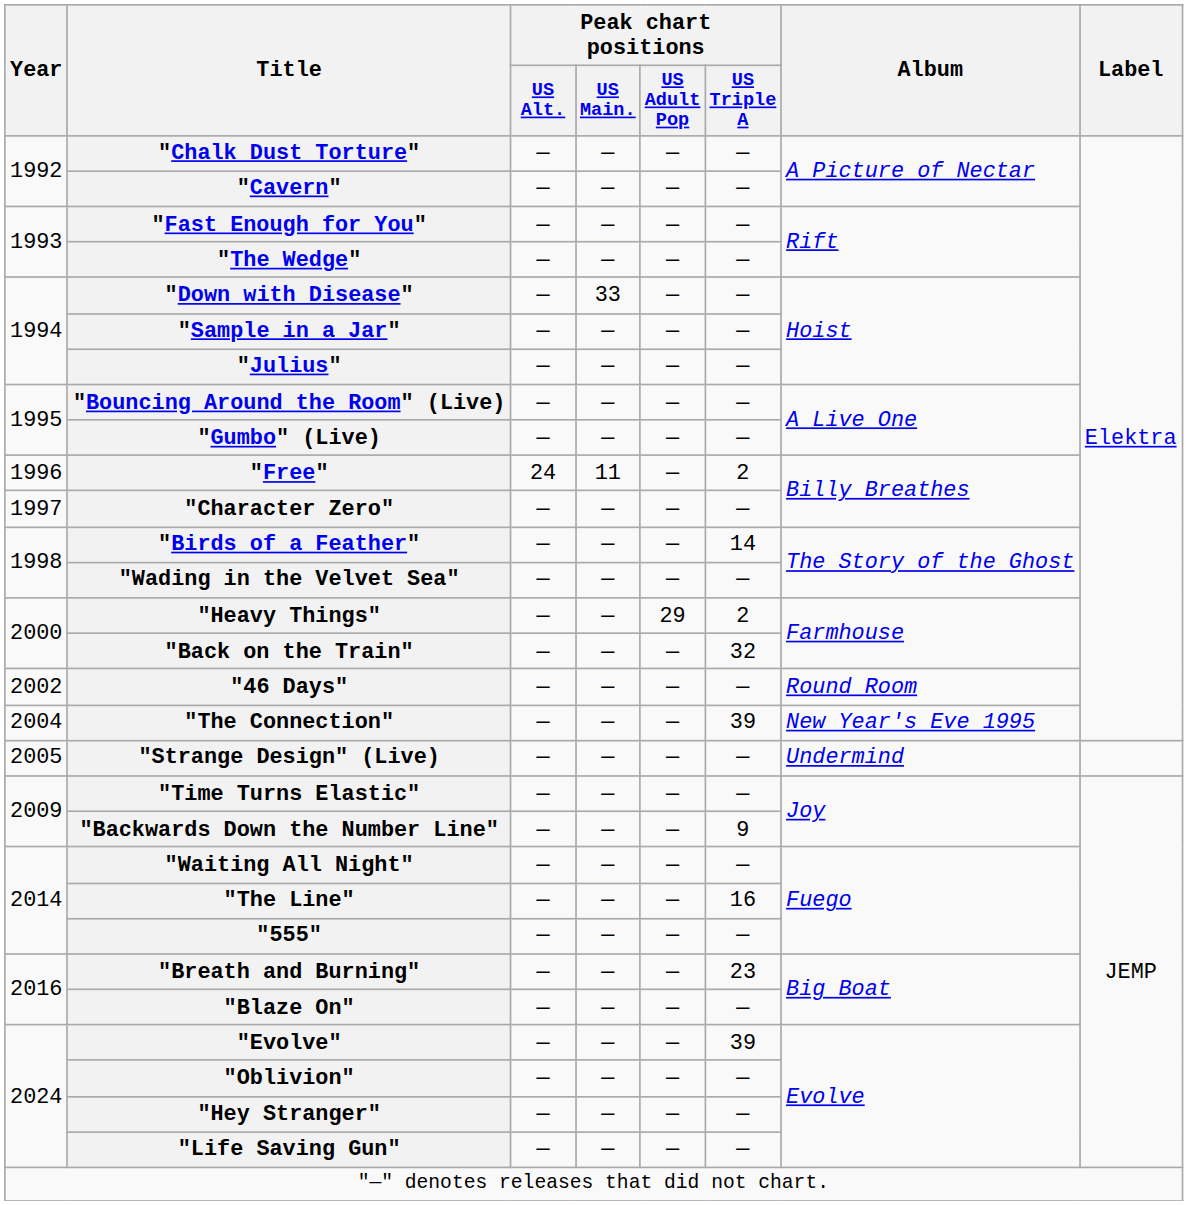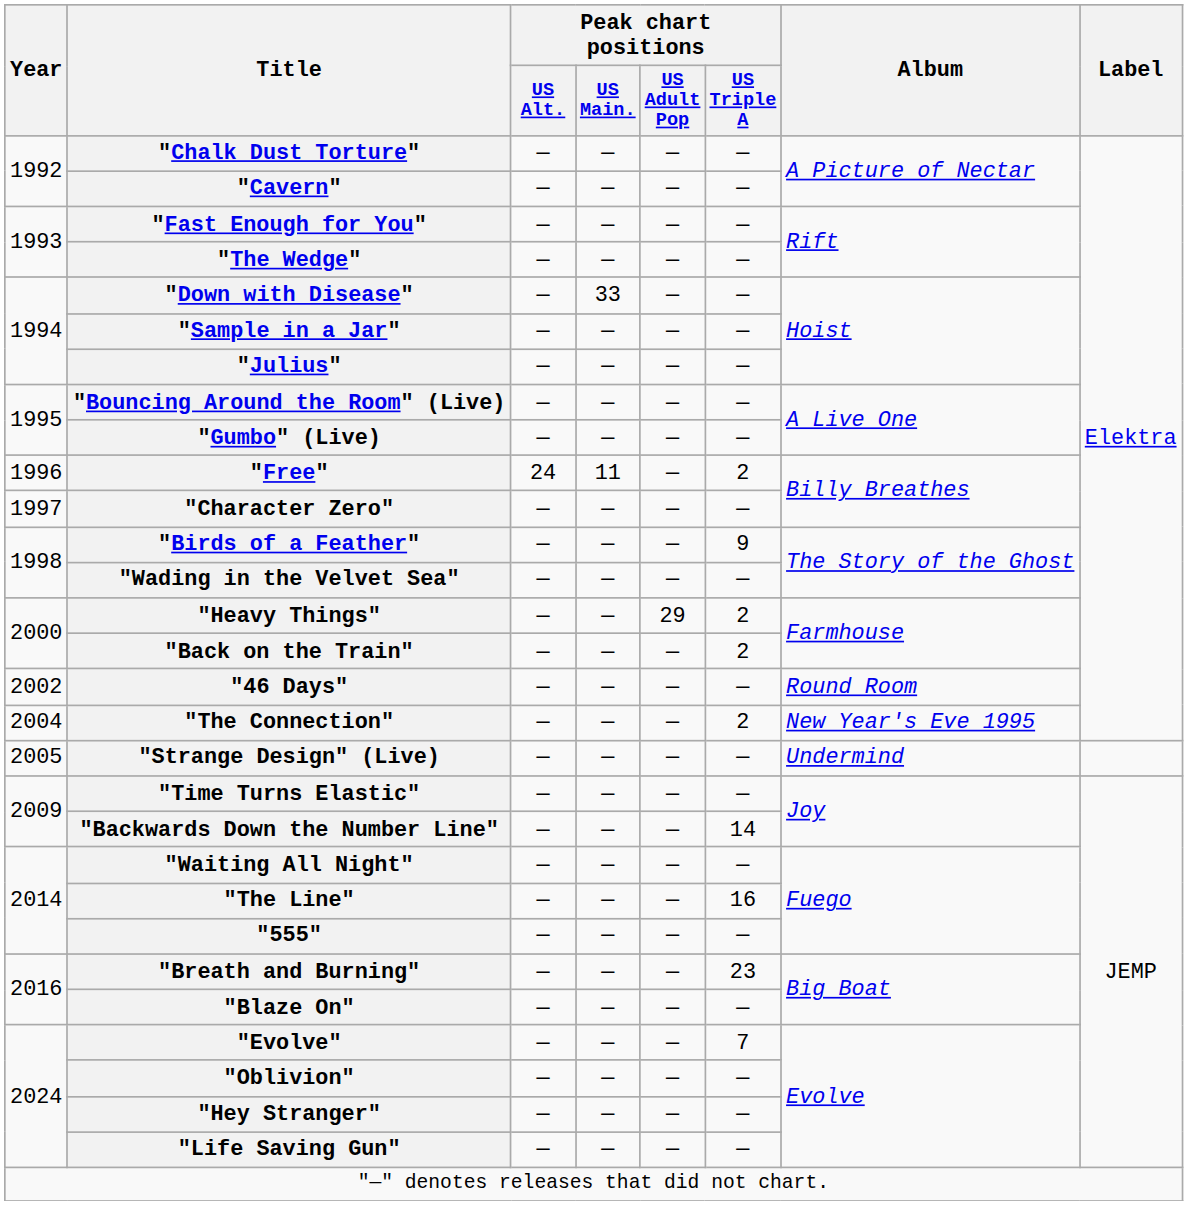(743, 545) 14 -> (743, 545) 9
(743, 651) 32 -> (743, 651) 2
(743, 723) 39 -> (743, 723) 2
(743, 829) 9 -> (743, 829) 14
(743, 1043) 39 -> (743, 1043) 7
